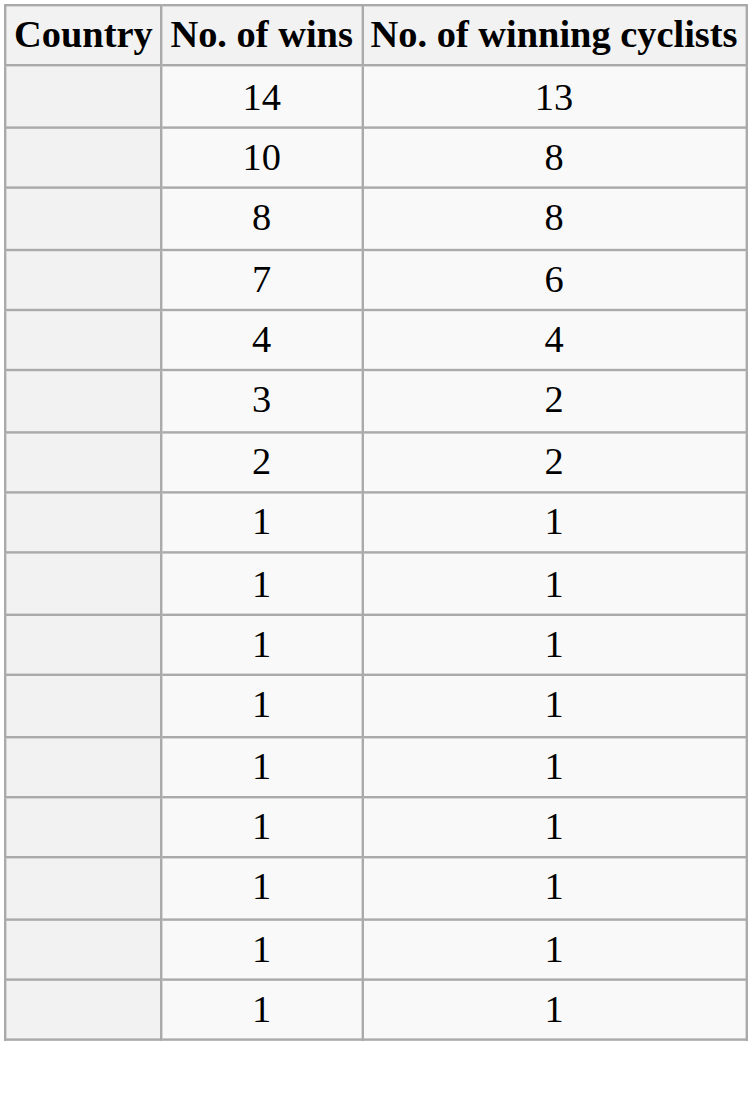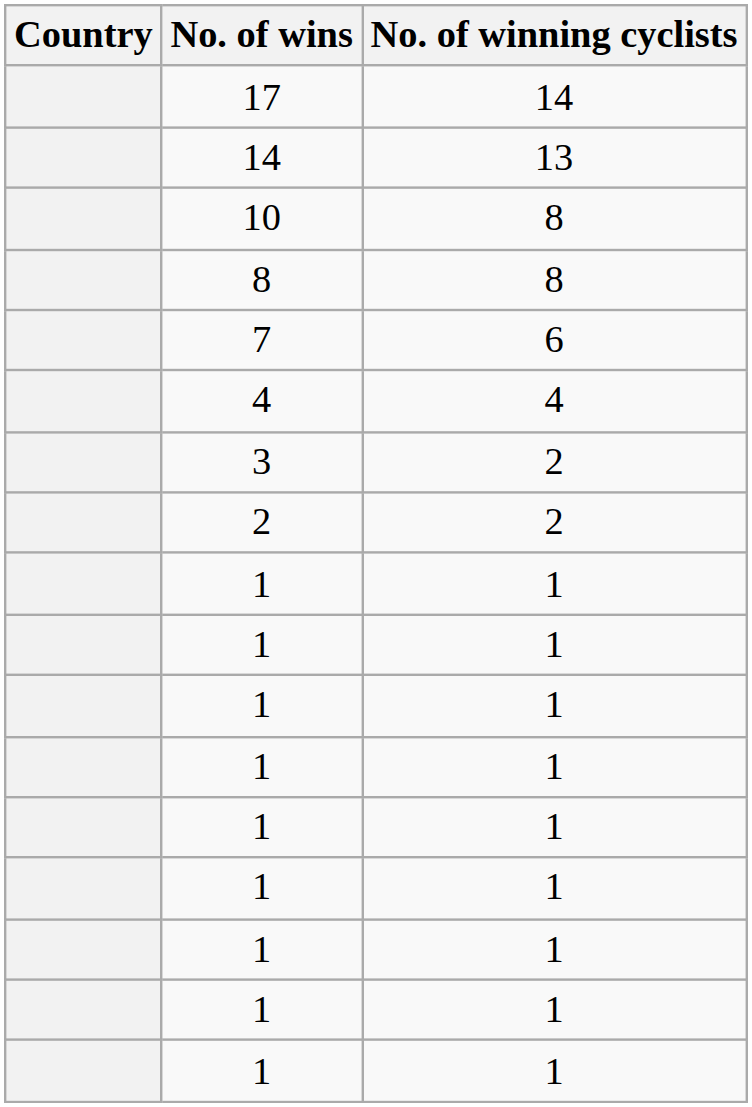+ row: (262, 95)
